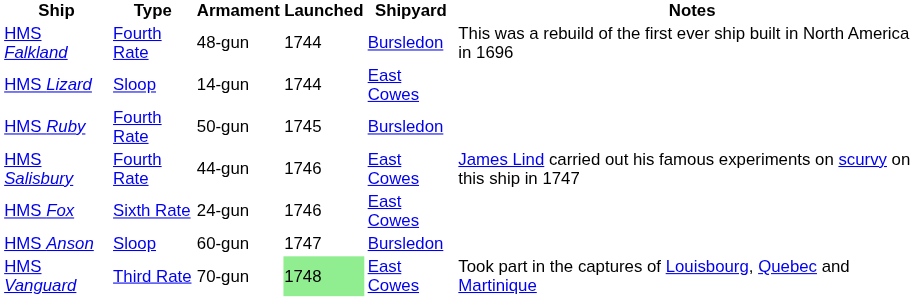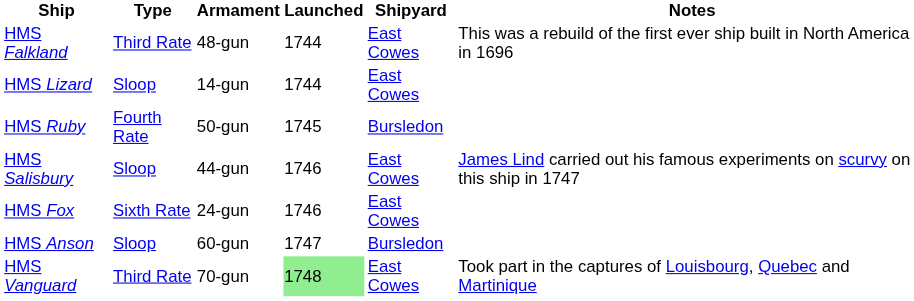(137, 43) Fourth Rate -> (152, 43) Third Rate
(406, 43) Bursledon -> (393, 43) East Cowes
(137, 169) Fourth Rate -> (135, 169) Sloop
